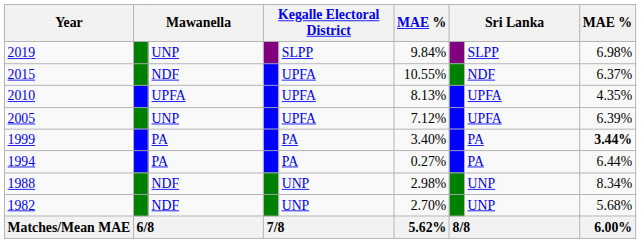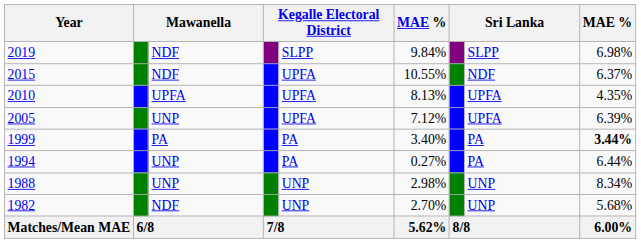(165, 52) UNP -> (165, 52) NDF
(160, 161) PA -> (165, 161) UNP
(165, 183) NDF -> (165, 183) UNP
